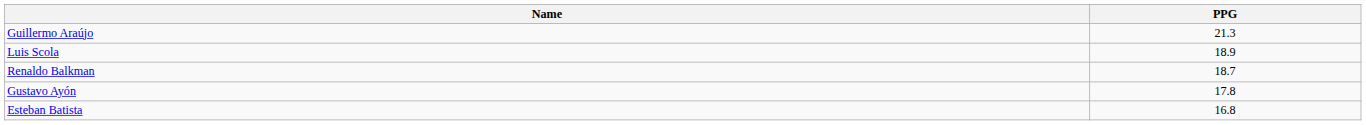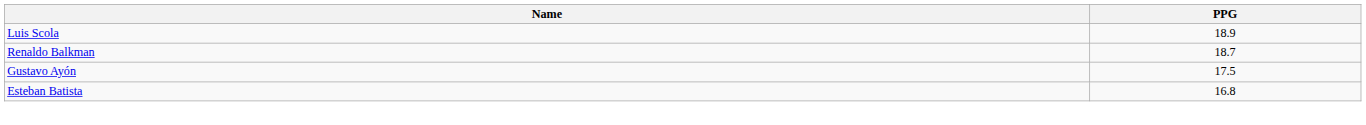- row: (50, 33)
(1225, 91) 17.8 -> (1225, 71) 17.5
